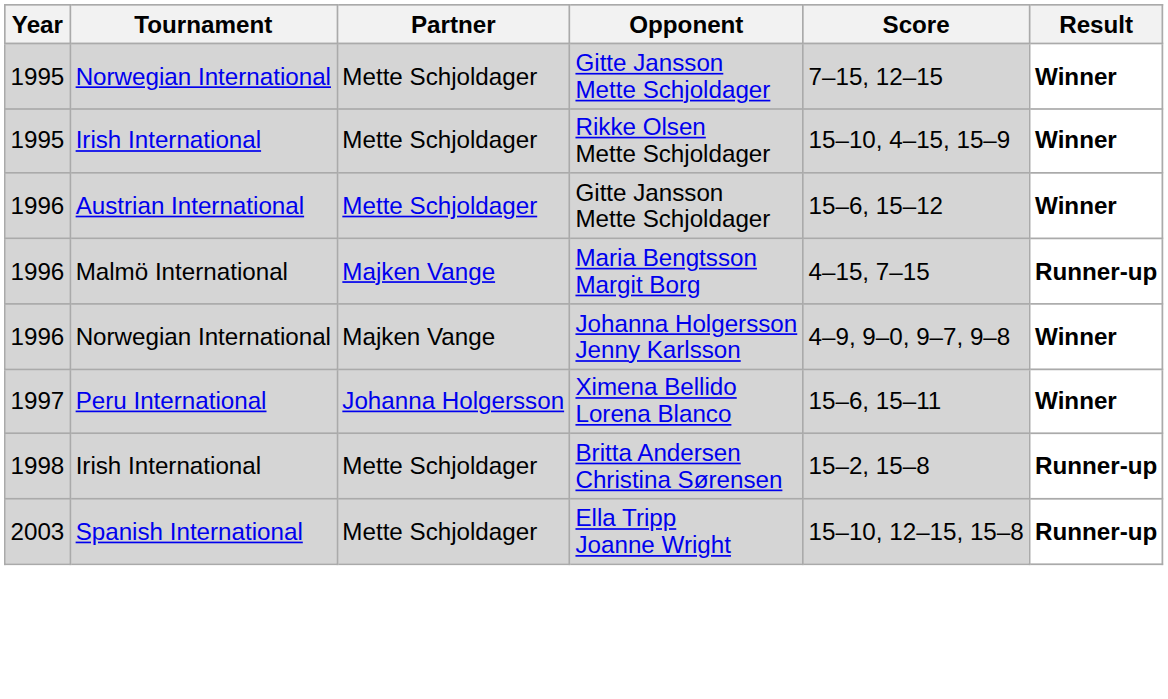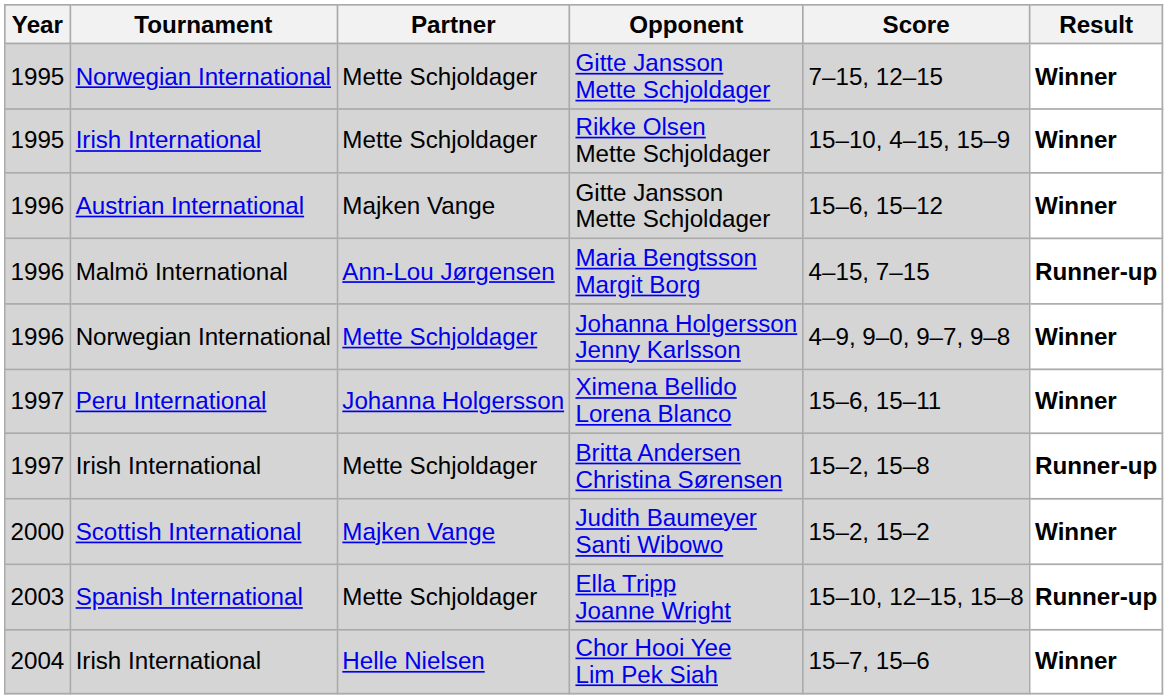(440, 206) Mette Schjoldager -> (419, 206) Majken Vange
(419, 271) Majken Vange -> (449, 271) Ann-Lou Jørgensen
(419, 336) Majken Vange -> (440, 336) Mette Schjoldager
(37, 467) 1998 -> (37, 467) 1997
+ row: (189, 532)
+ row: (168, 662)
